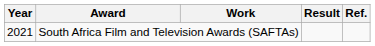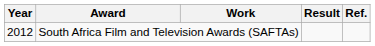(20, 32) 2021 -> (20, 32) 2012
